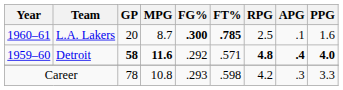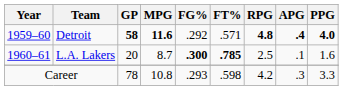rows swapped: (73, 55) <-> (86, 35)
